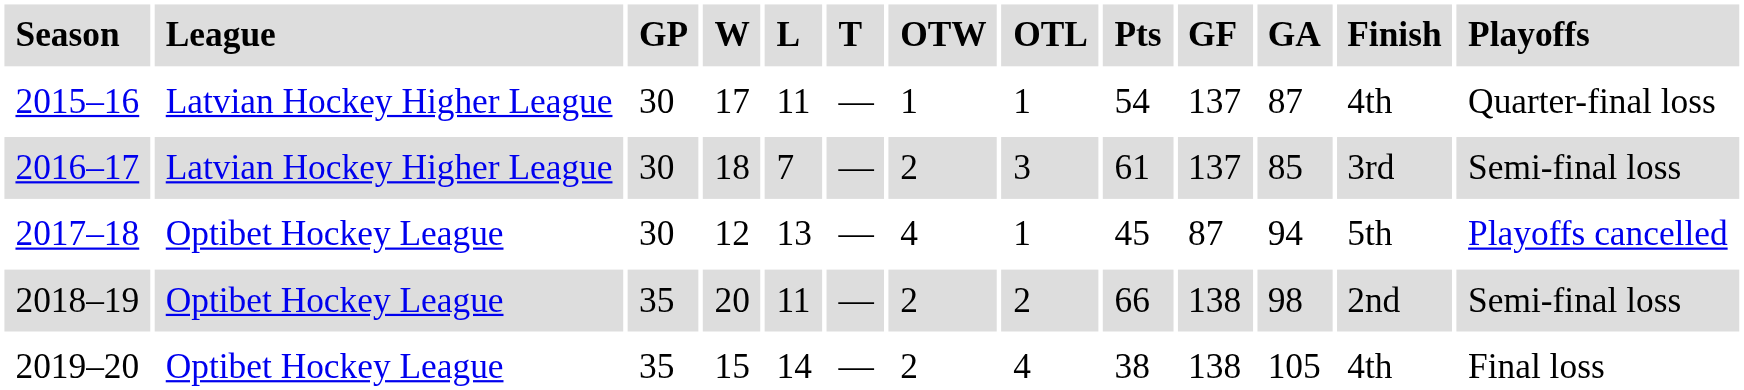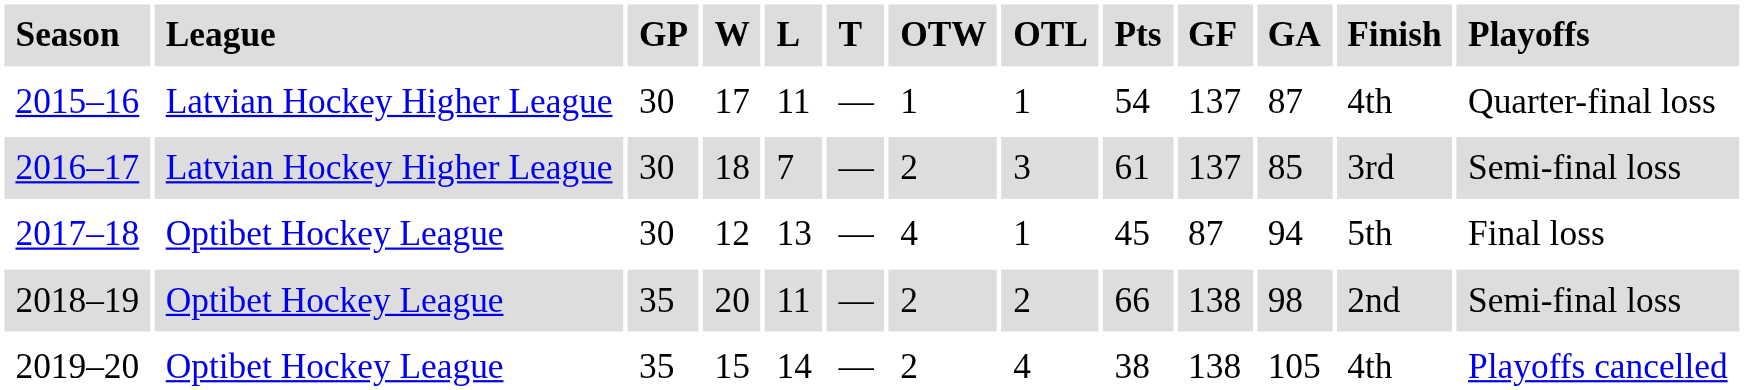(1598, 233) Playoffs cancelled -> (1536, 233) Final loss
(1536, 366) Final loss -> (1598, 366) Playoffs cancelled
